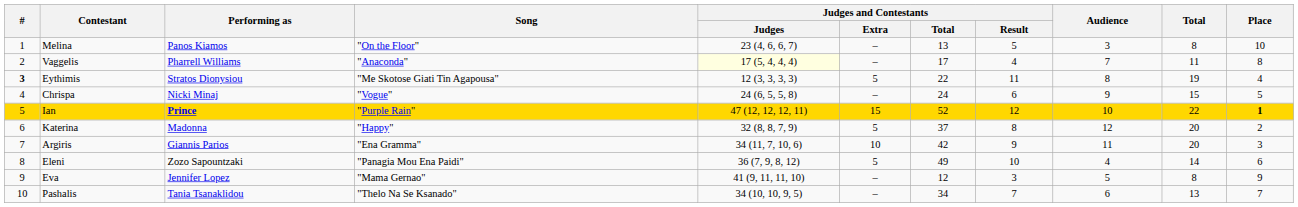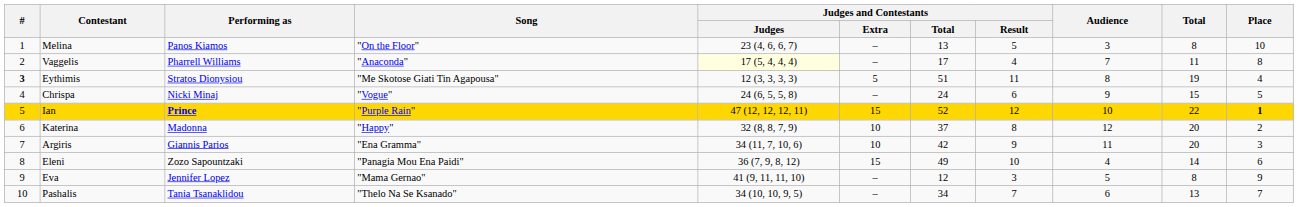(943, 78) 22 -> (943, 78) 51
(875, 128) 5 -> (875, 128) 10
(875, 161) 5 -> (875, 161) 15
